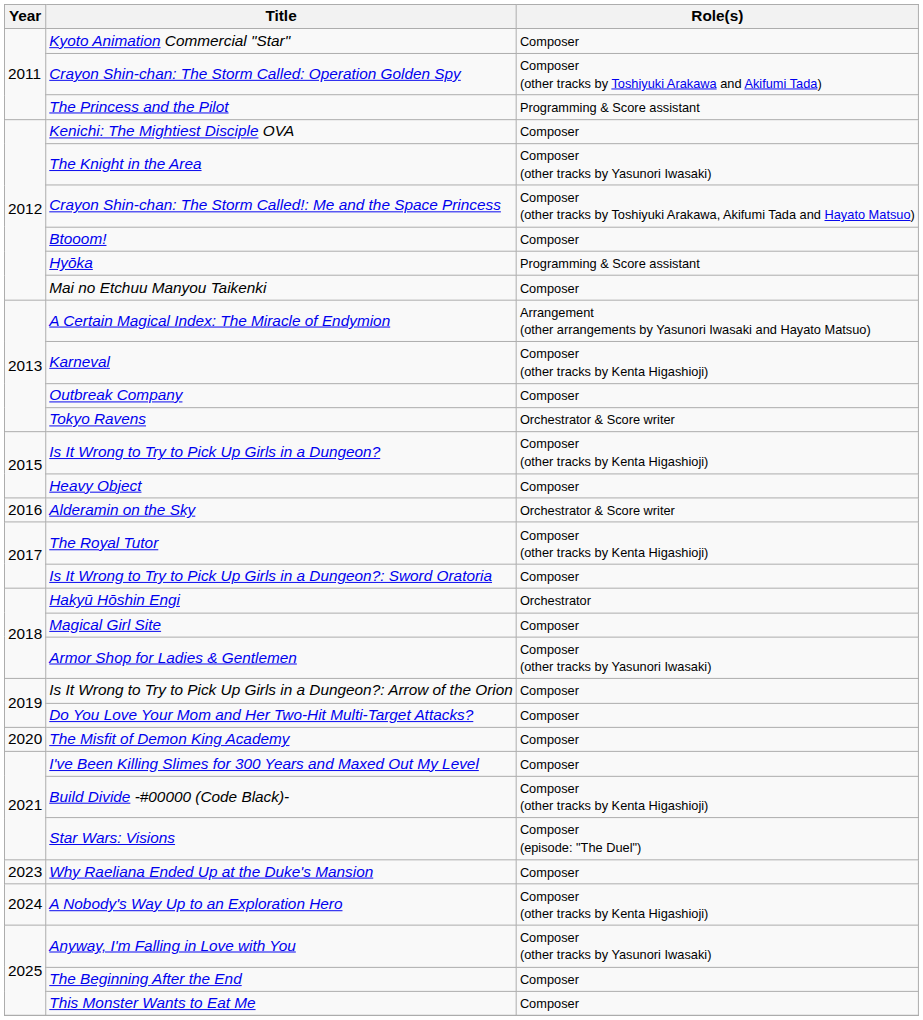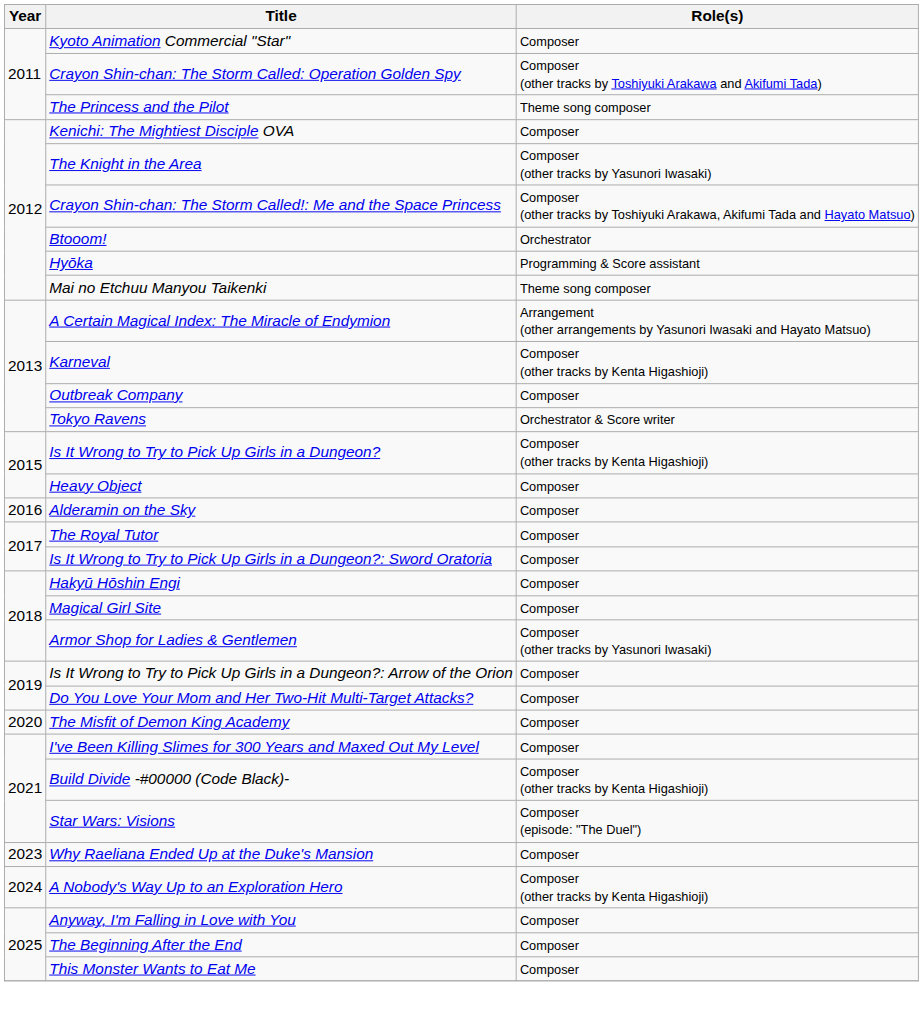(610, 107) Programming & Score assistant -> (585, 107) Theme song composer
(549, 240) Composer -> (555, 240) Orchestrator
(549, 288) Composer -> (585, 288) Theme song composer
(597, 511) Orchestrator & Score writer -> (549, 511) Composer
(614, 544) Composer (other tracks by Kenta Higashioji) -> (549, 535) Composer
(555, 601) Orchestrator -> (549, 584) Composer
(616, 947) Composer (other tracks by Yasunori Iwasaki) -> (549, 921) Composer
